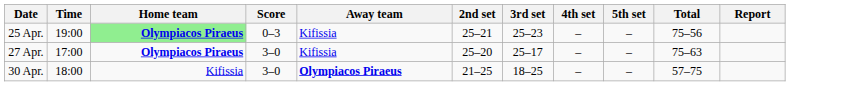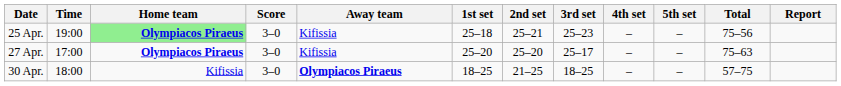+ column: (477, 14)
(271, 33) 0–3 -> (271, 33) 3–0
